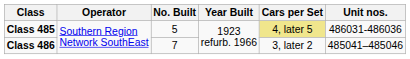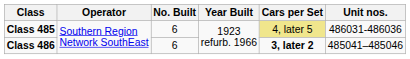(175, 29) 5 -> (175, 29) 6
(175, 45) 7 -> (175, 45) 6
(292, 45) normal -> (292, 45) bold
